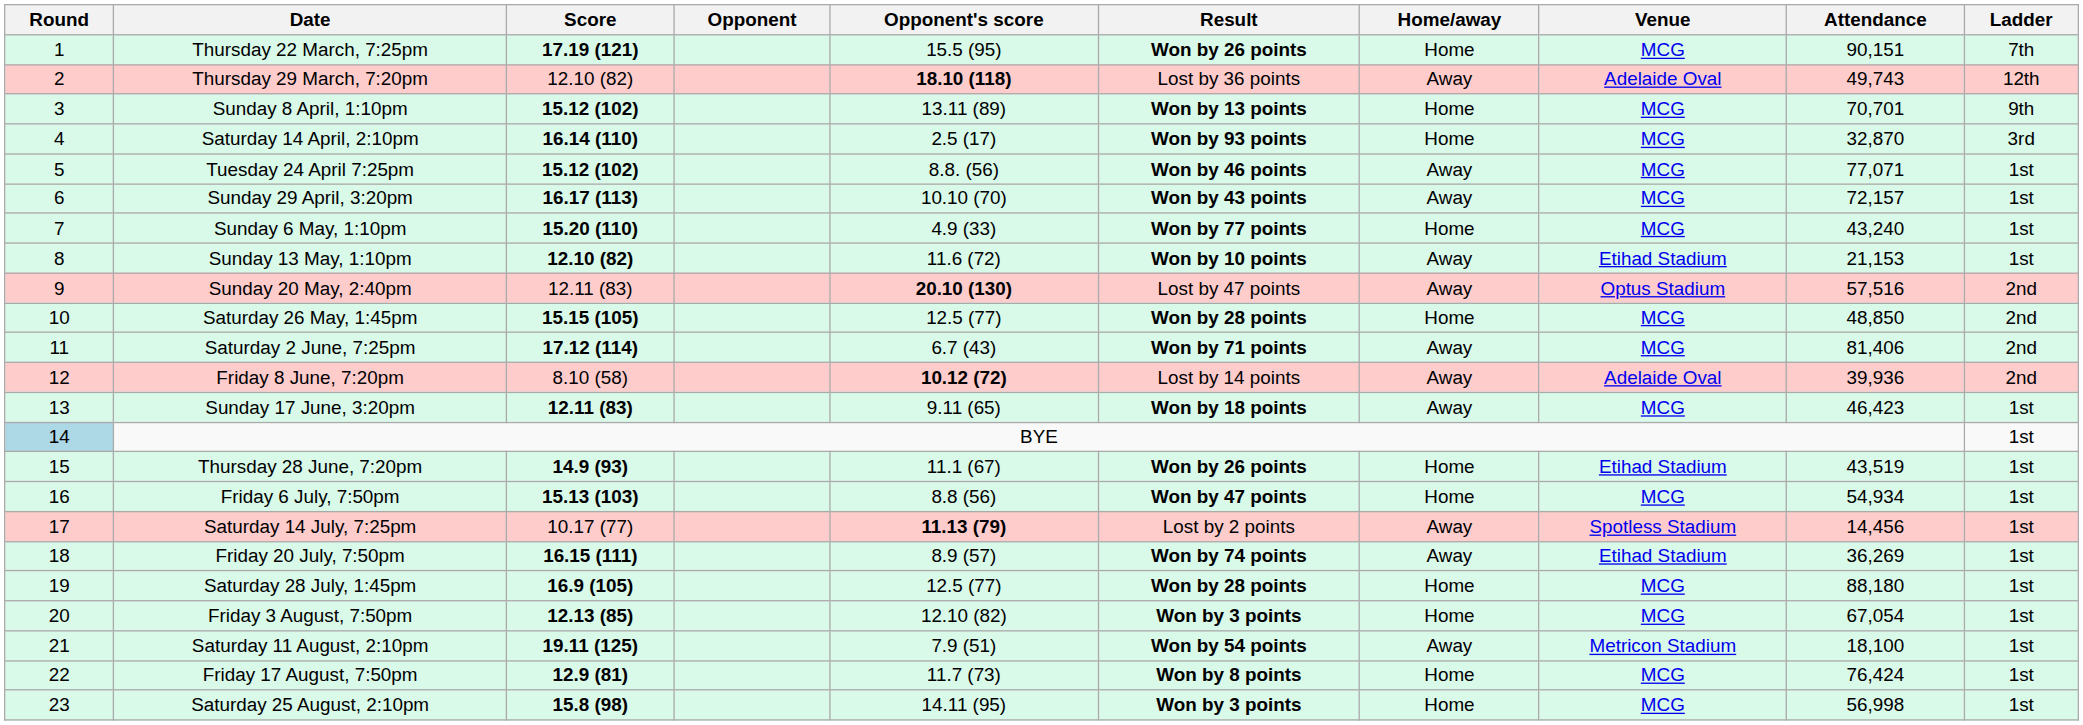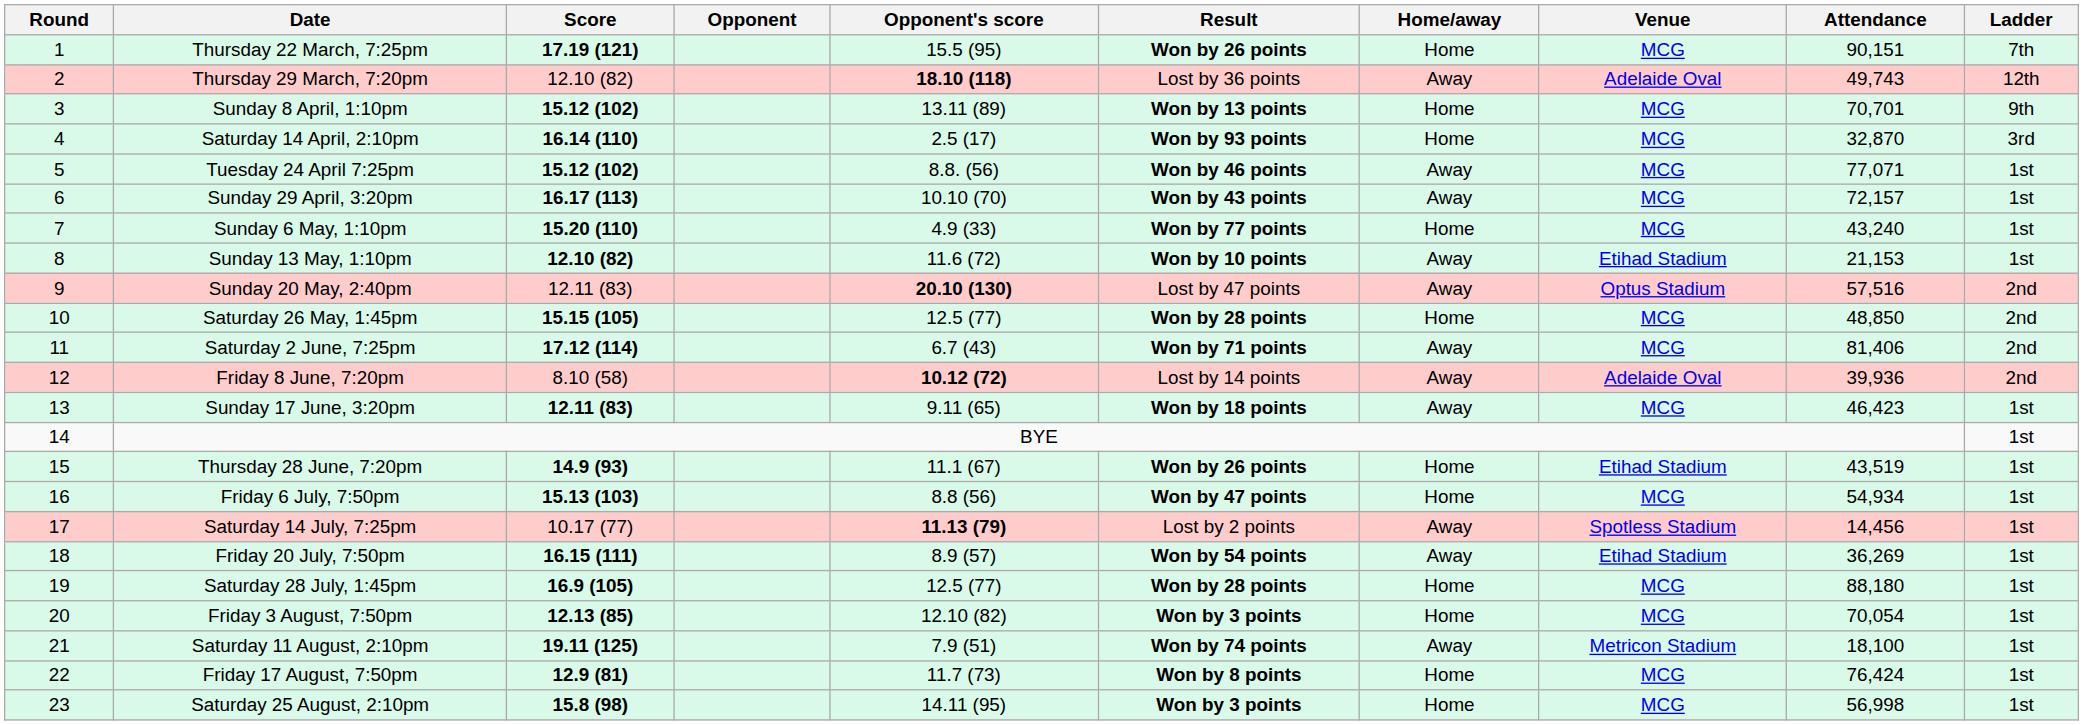(59, 437) lightblue background -> (59, 437) no background
(1229, 556) Won by 74 points -> (1229, 556) Won by 54 points
(1875, 616) 67,054 -> (1875, 616) 70,054
(1229, 646) Won by 54 points -> (1229, 646) Won by 74 points
